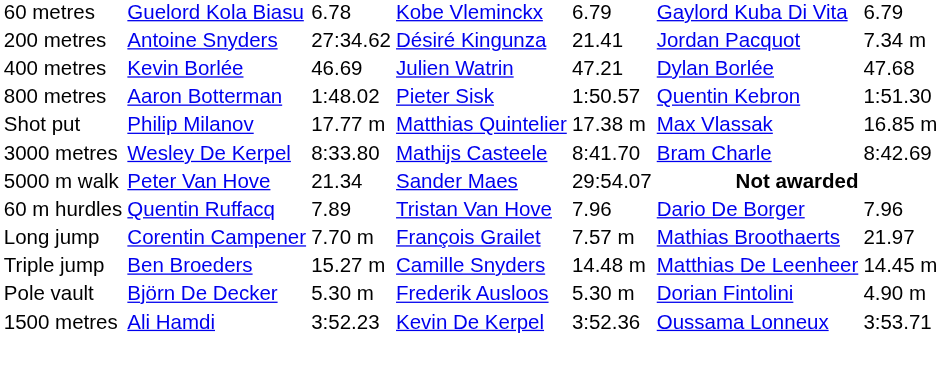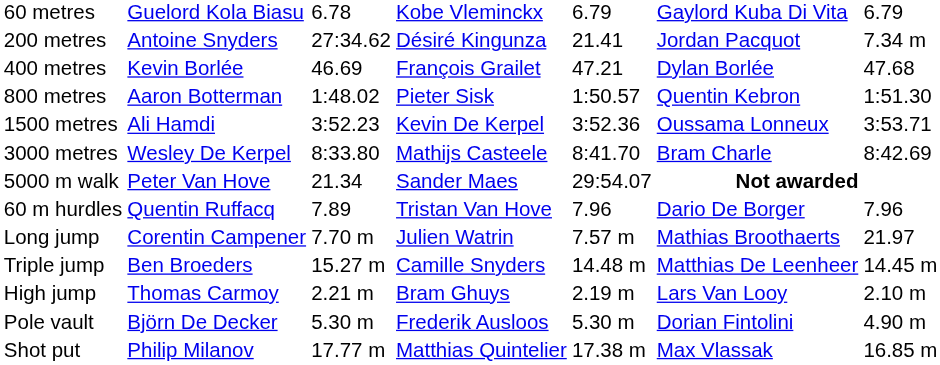(455, 68) Julien Watrin -> (468, 68) François Grailet
rows swapped: (61, 321) <-> (42, 124)
(468, 237) François Grailet -> (455, 237) Julien Watrin
+ row: (50, 293)
